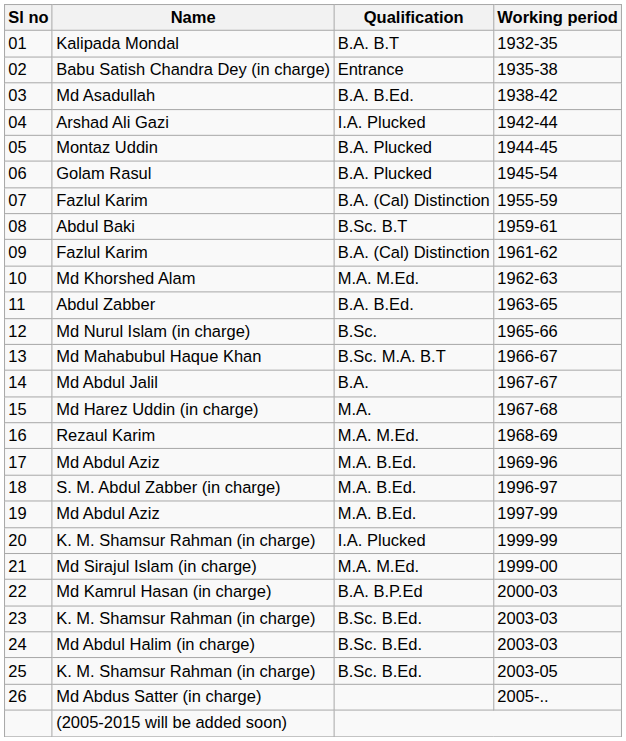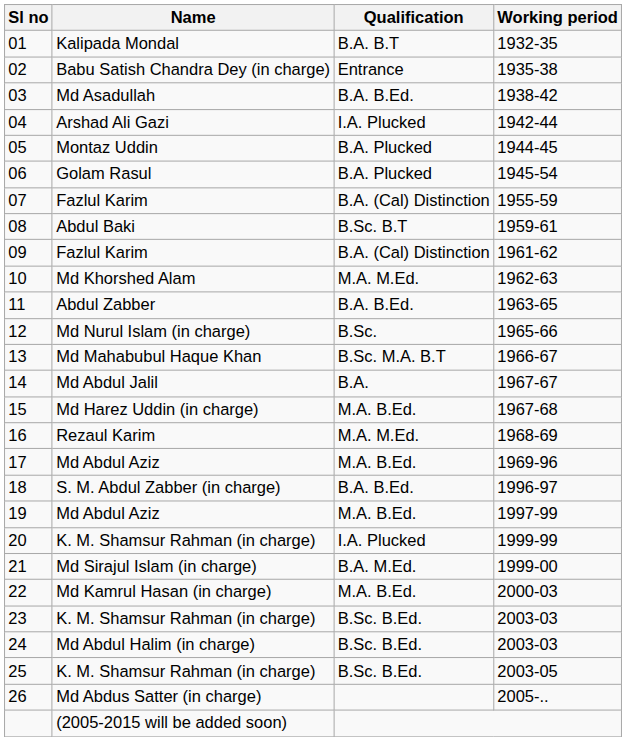(355, 409) M.A. -> (377, 409) M.A. B.Ed.
(377, 488) M.A. B.Ed. -> (376, 488) B.A. B.Ed.
(378, 566) M.A. M.Ed. -> (377, 566) B.A. M.Ed.
(380, 592) B.A. B.P.Ed -> (377, 592) M.A. B.Ed.
